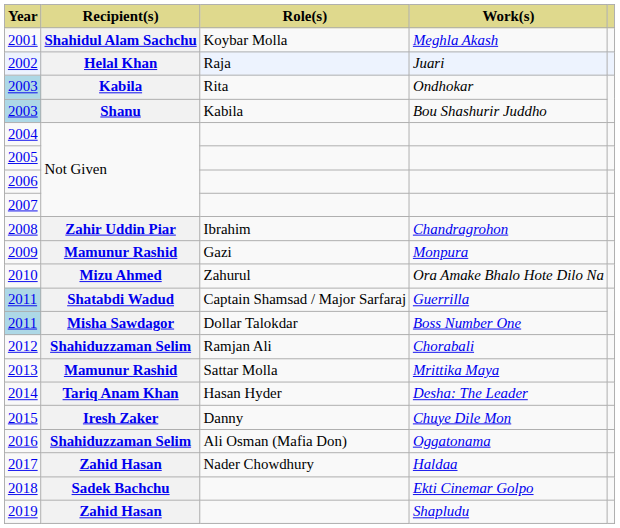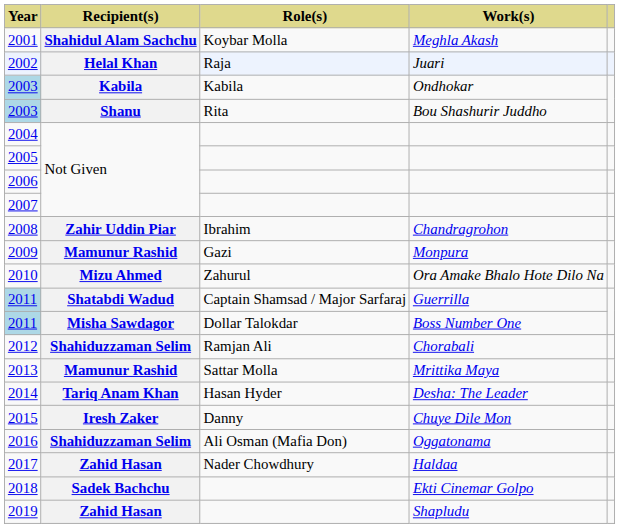(216, 87) Rita -> (223, 87) Kabila
(223, 110) Kabila -> (216, 110) Rita
